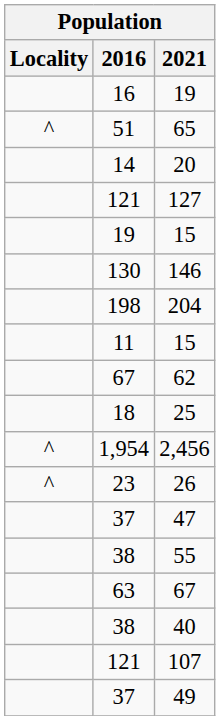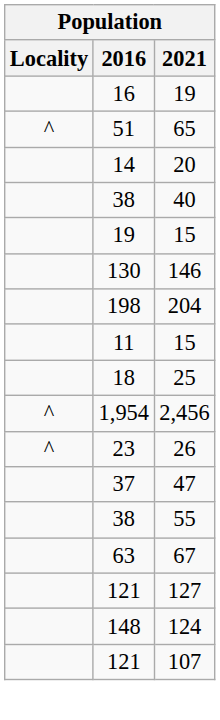rows swapped: (124, 199) <-> (124, 626)
- row: (124, 377)
+ row: (124, 626)
- row: (124, 697)
